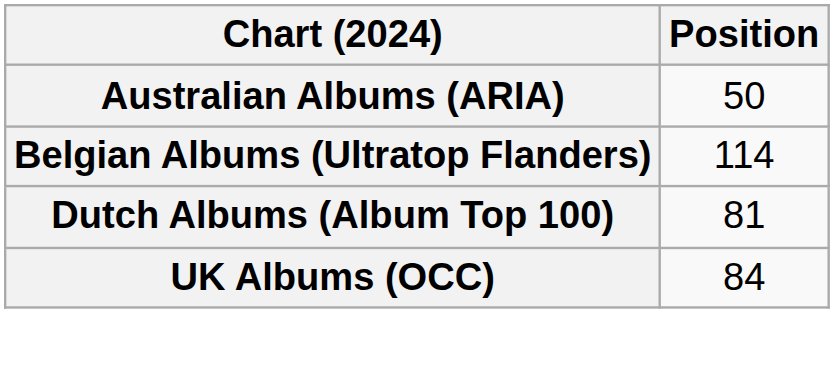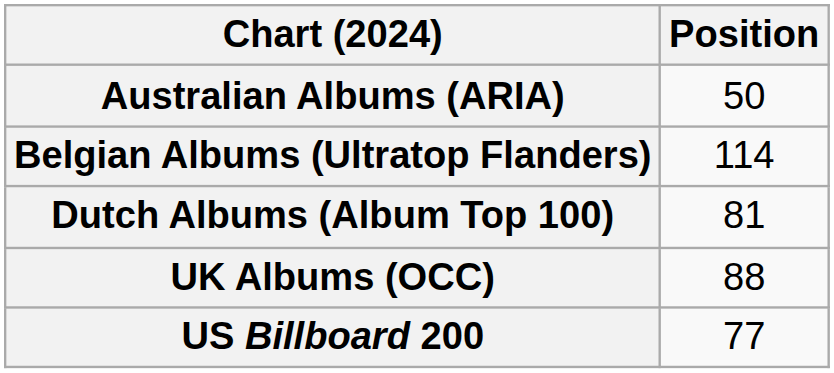(744, 276) 84 -> (744, 276) 88
+ row: (333, 336)
